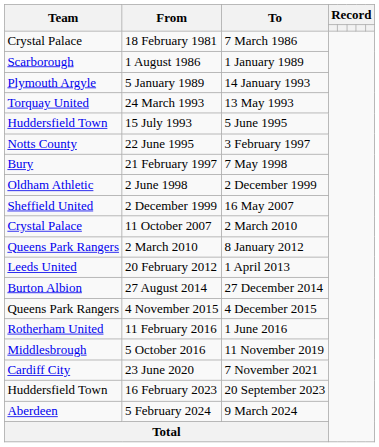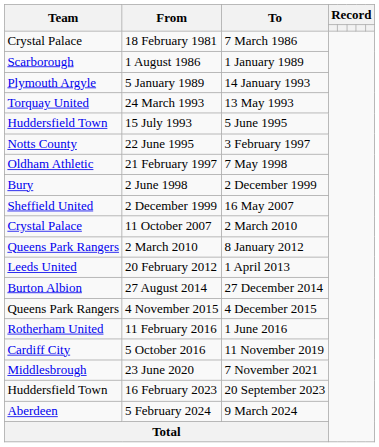(20, 164) Bury -> (50, 164) Oldham Athletic
(50, 185) Oldham Athletic -> (20, 185) Bury
(47, 349) Middlesbrough -> (39, 349) Cardiff City
(39, 370) Cardiff City -> (47, 370) Middlesbrough
